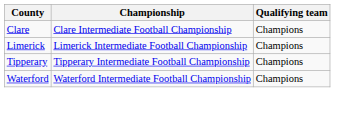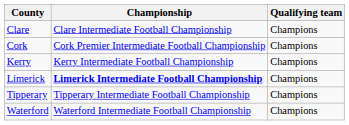+ row: (17, 45)
+ row: (19, 62)
(150, 45) normal -> (158, 78) bold
